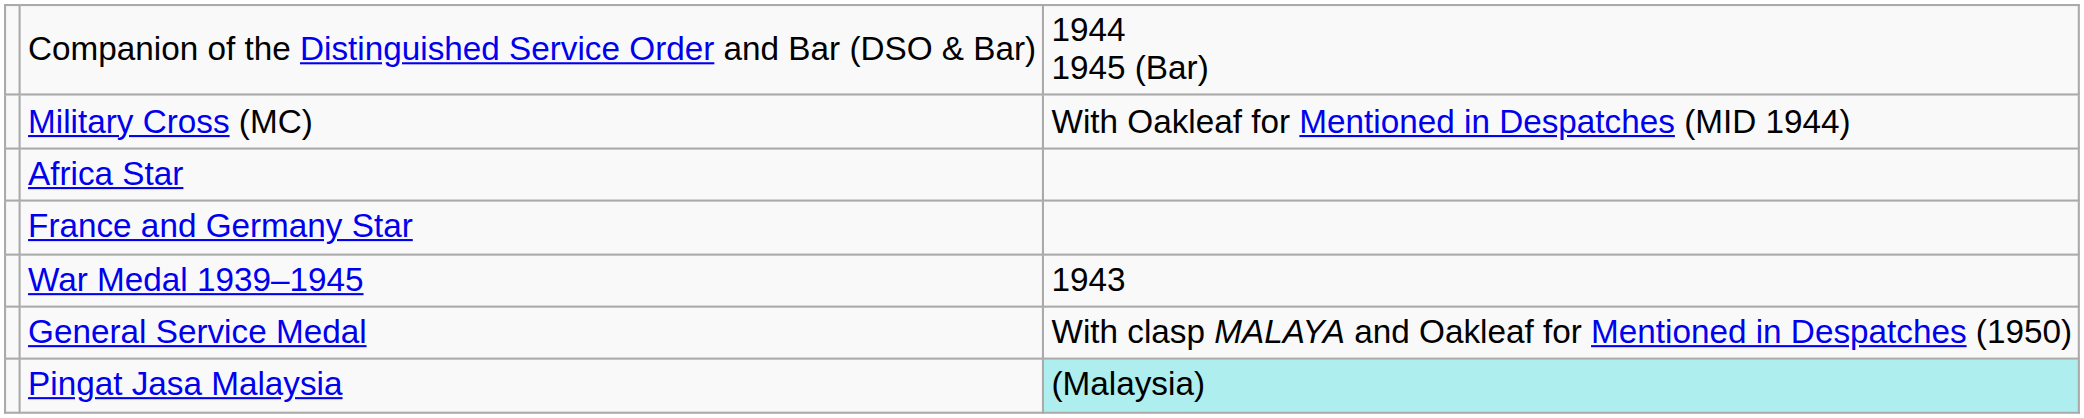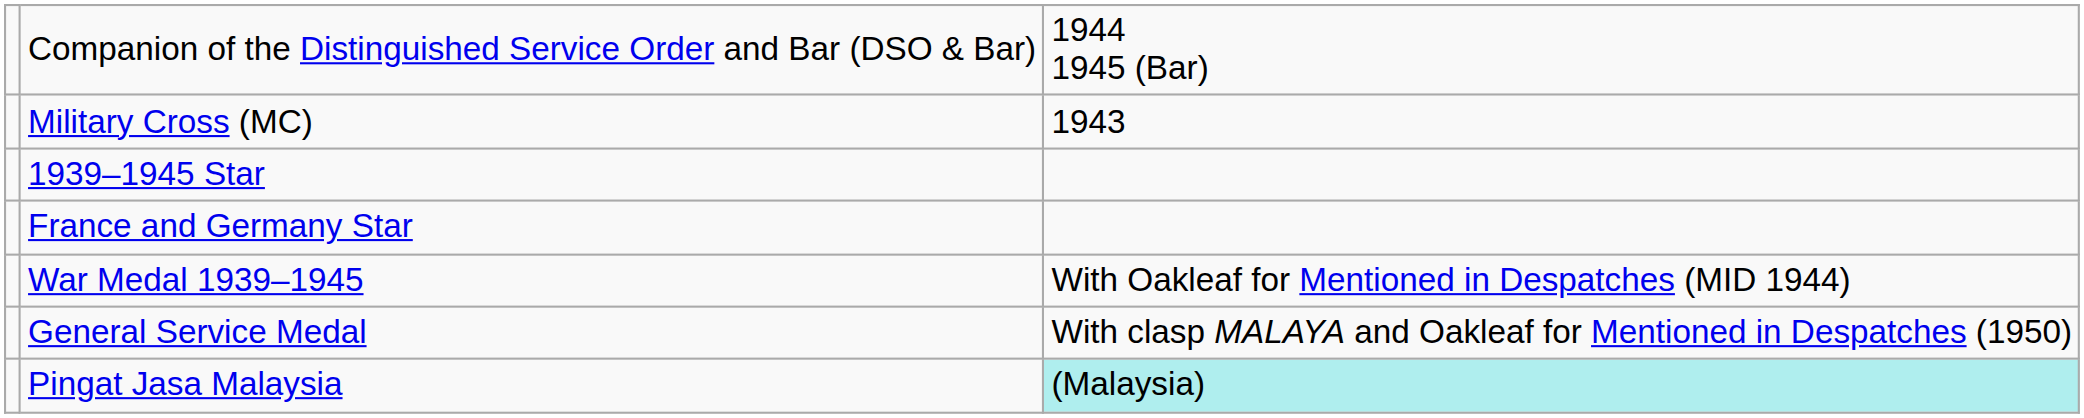(1451, 121) With Oakleaf for Mentioned in Despatches (MID 1944) -> (1089, 121) 1943
+ row: (146, 173)
- row: (106, 173)
(1089, 279) 1943 -> (1451, 279) With Oakleaf for Mentioned in Despatches (MID 1944)
